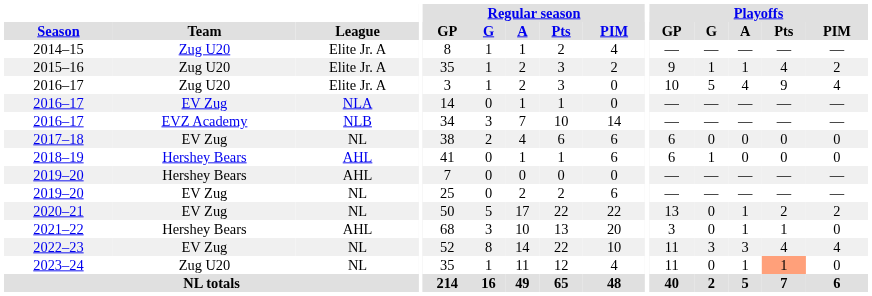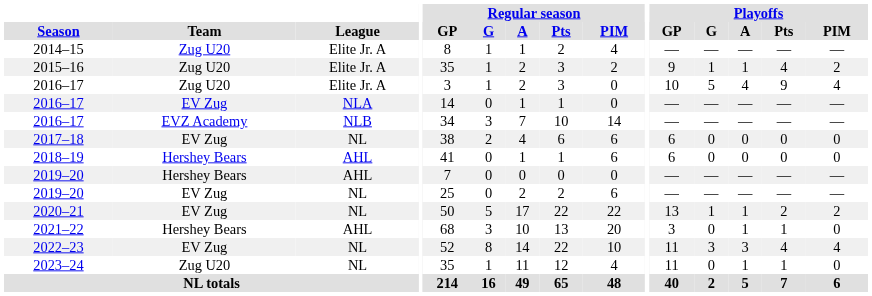(711, 157) 1 -> (711, 157) 0
(711, 211) 0 -> (711, 211) 1
(784, 265) lightsalmon background -> (784, 265) no background
